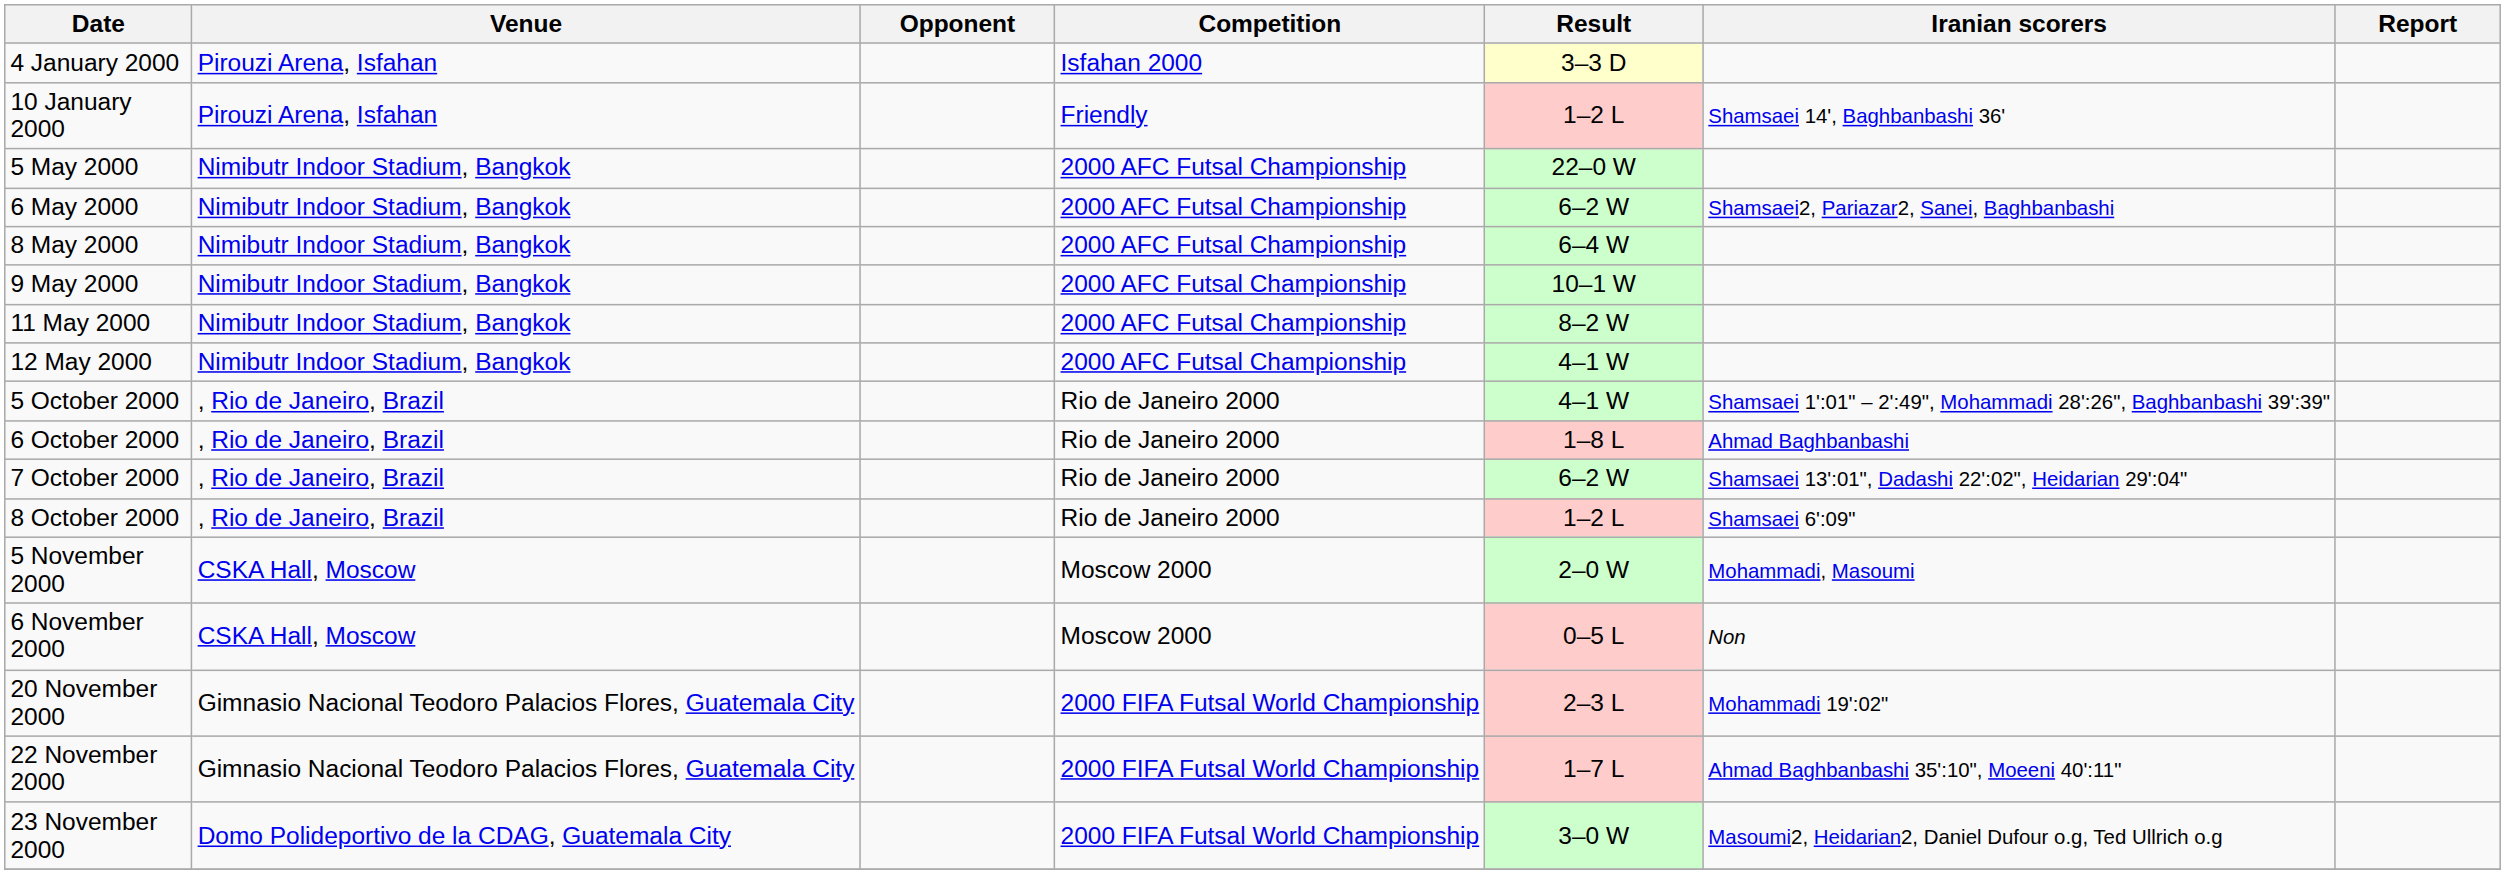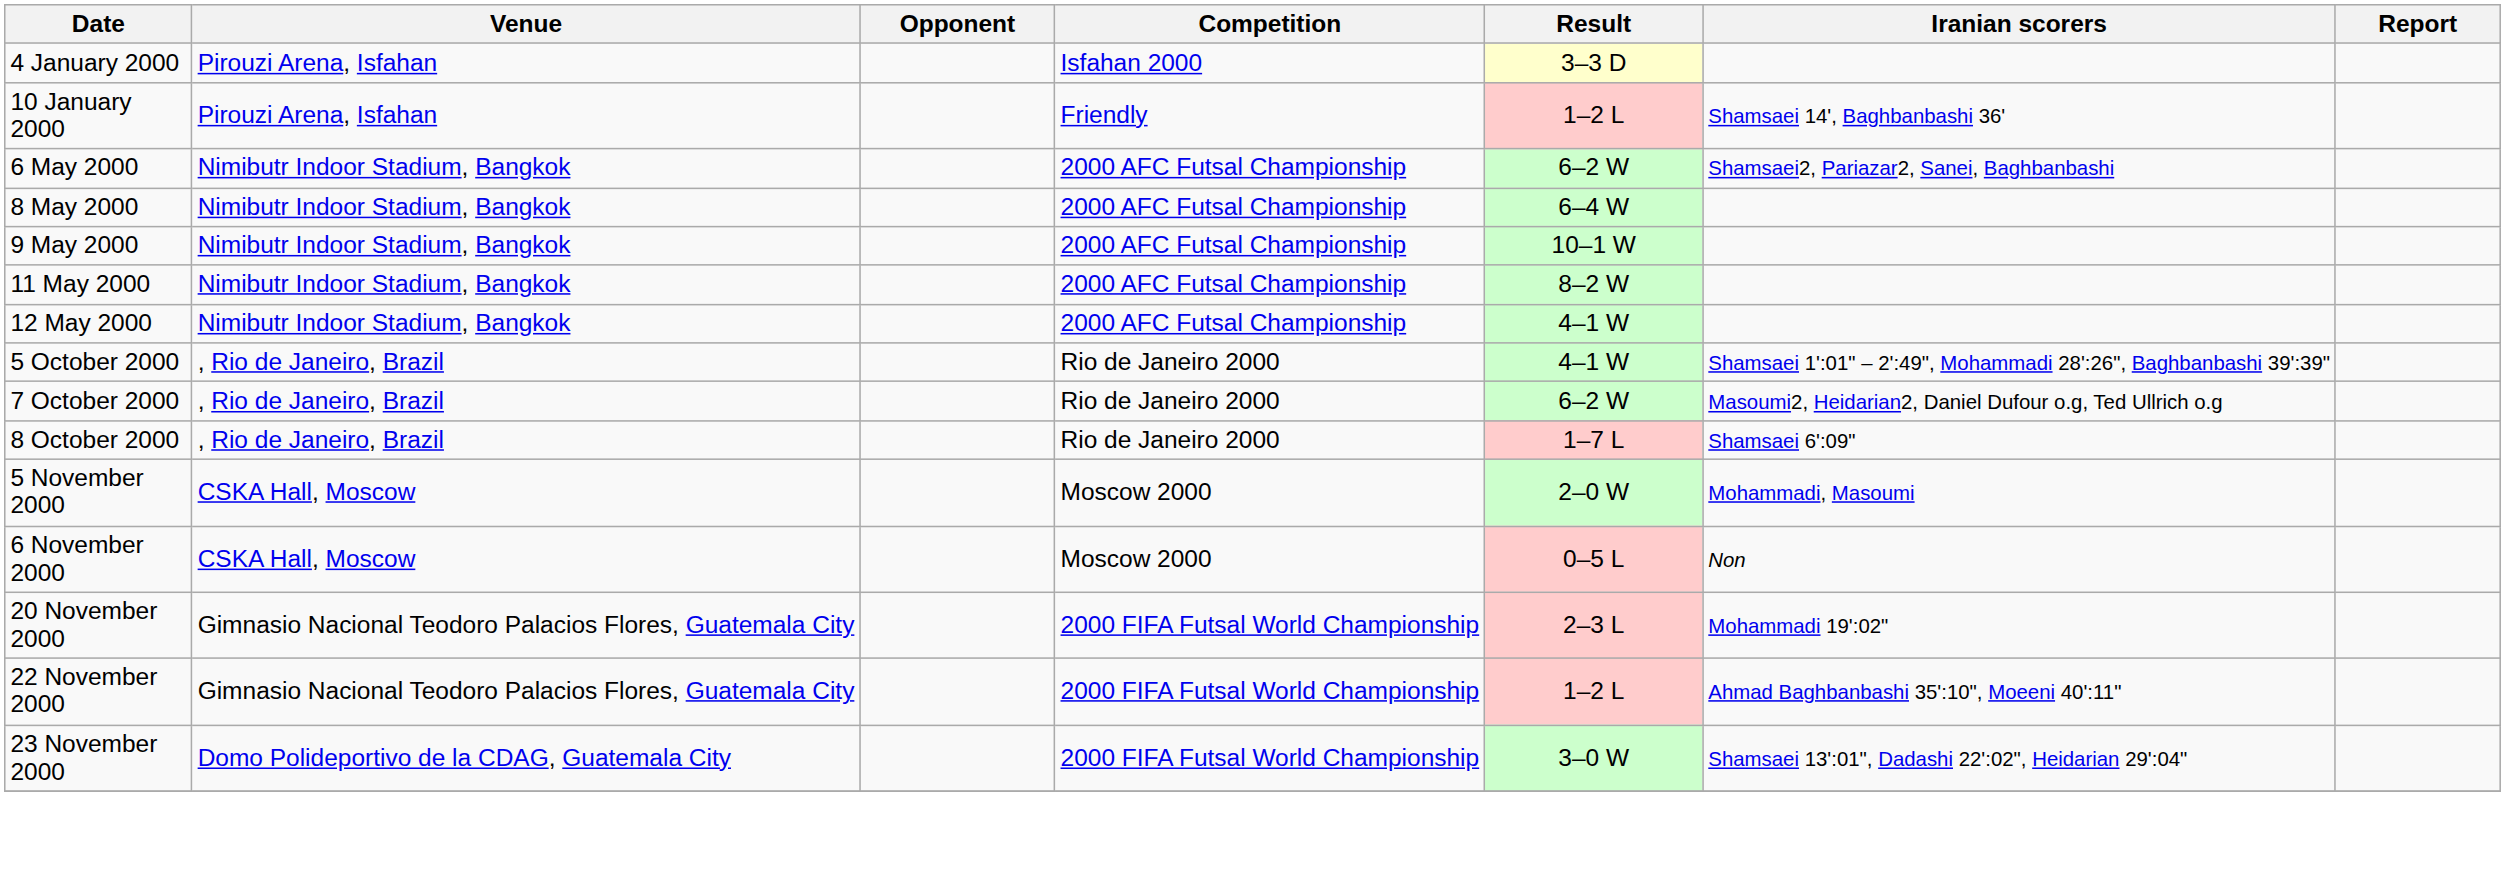- row: (74, 167)
- row: (95, 439)
(1948, 480) Shamsaei 13':01", Dadashi 22':02", Heidarian 29':04" -> (1965, 402) Masoumi2, Heidarian2, Daniel Dufour o.g, Ted Ullrich o.g
(1594, 517) 1–2 L -> (1594, 439) 1–7 L
(1594, 769) 1–7 L -> (1594, 691) 1–2 L
(1965, 836) Masoumi2, Heidarian2, Daniel Dufour o.g, Ted Ullrich o.g -> (1948, 759) Shamsaei 13':01", Dadashi 22':02", Heidarian 29':04"
